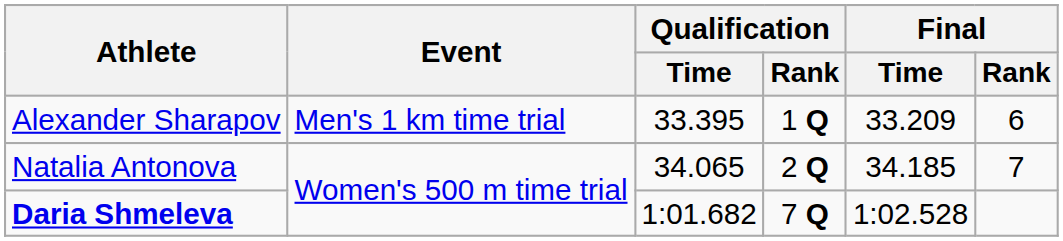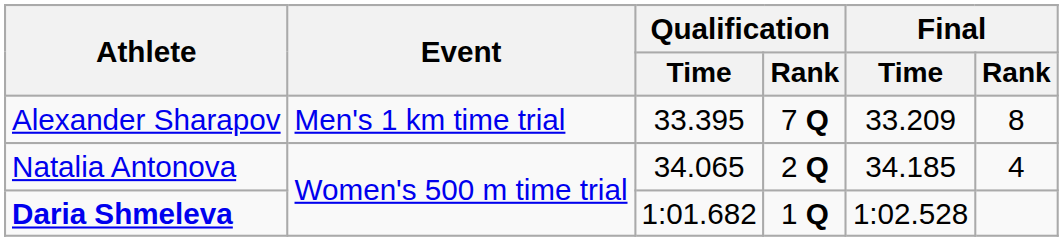(805, 120) 1 Q -> (805, 120) 7 Q
(1016, 120) 6 -> (1016, 120) 8
(1016, 167) 7 -> (1016, 167) 4
(805, 214) 7 Q -> (805, 214) 1 Q
